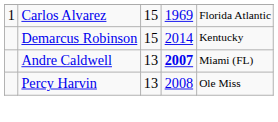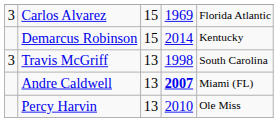(11, 15) 1 -> (11, 15) 3
+ row: (65, 60)
(179, 83) 2008 -> (179, 106) 2010
